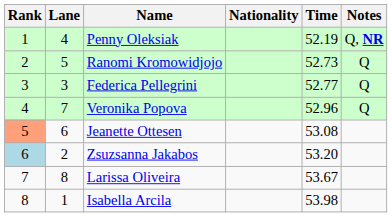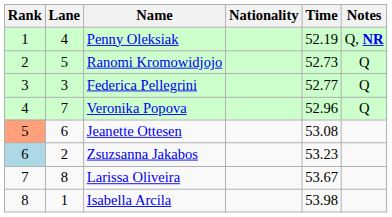(322, 154) 53.20 -> (322, 154) 53.23
